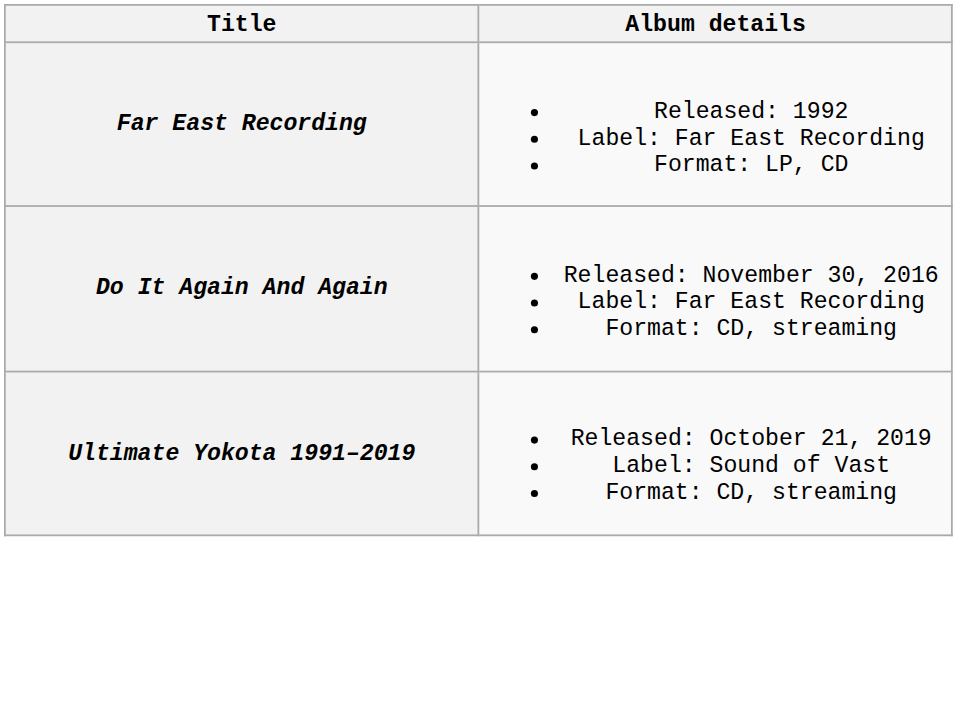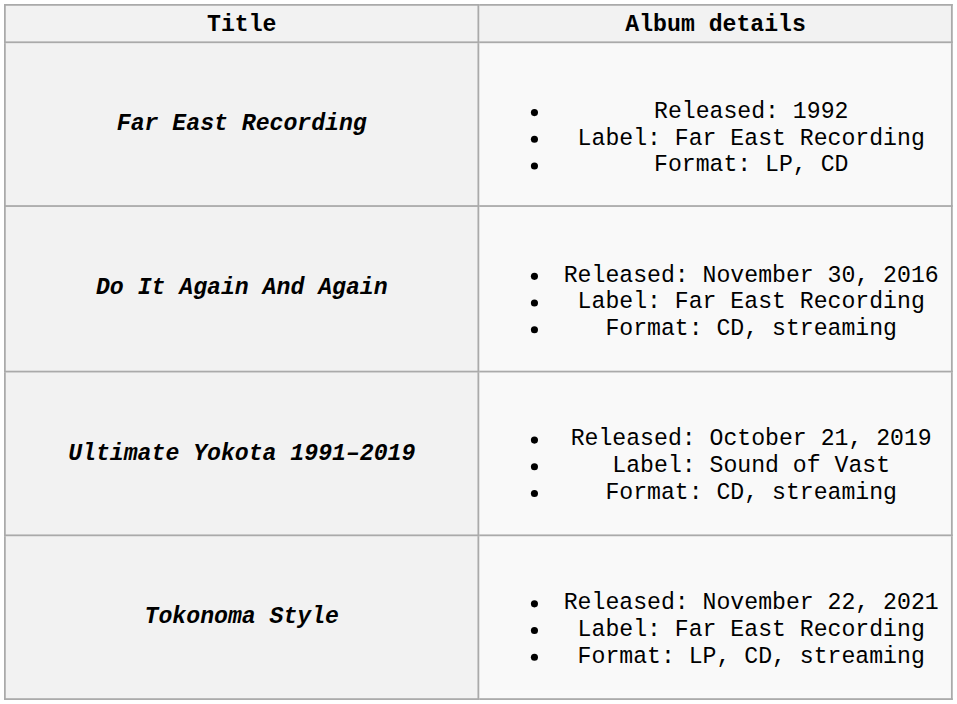+ row: (242, 617)
